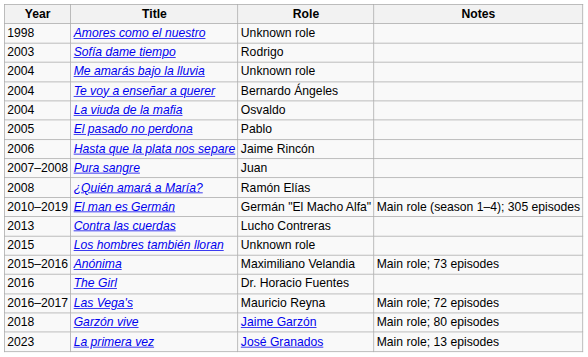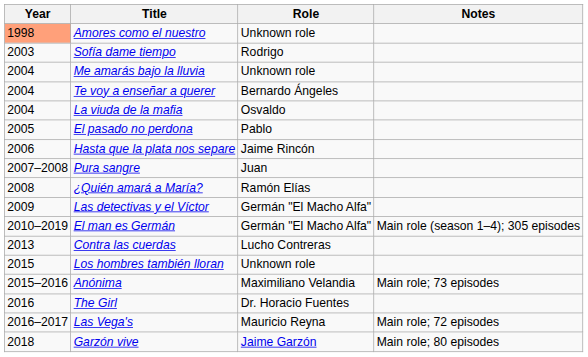(21, 33) no background -> (21, 33) lightsalmon background
+ row: (141, 206)
- row: (114, 341)
